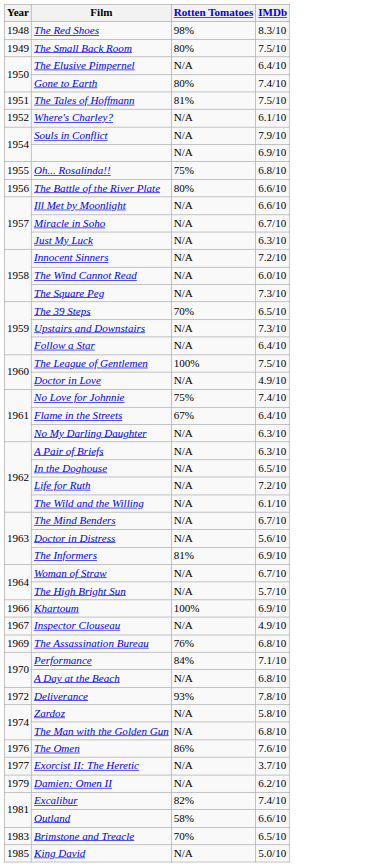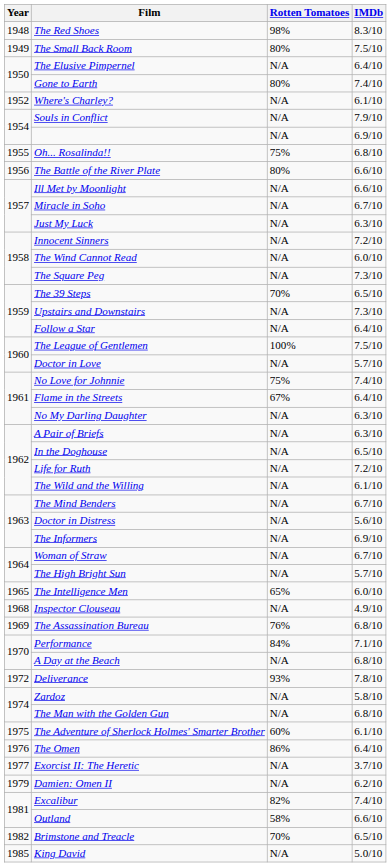- row: (84, 100)
(272, 380) 4.9/10 -> (368, 363) 5.7/10
(184, 556) 81% -> (279, 538) N/A
+ row: (81, 591)
- row: (56, 608)
(18, 626) 1967 -> (18, 608) 1968
+ row: (149, 731)
(272, 748) 7.6/10 -> (368, 748) 6.4/10
(18, 836) 1983 -> (18, 836) 1982
